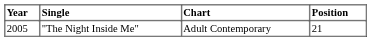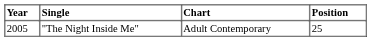(317, 28) 21 -> (317, 28) 25
